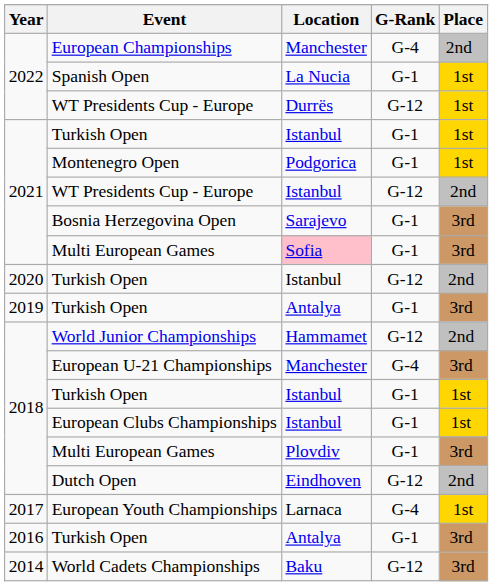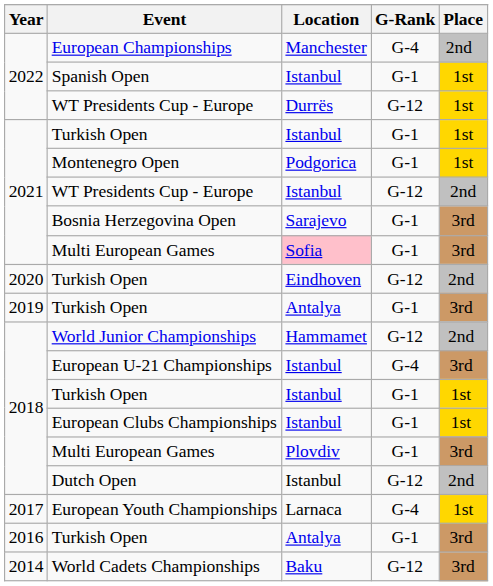(318, 76) La Nucia -> (314, 76) Istanbul
(314, 278) Istanbul -> (323, 278) Eindhoven
(326, 364) Manchester -> (314, 364) Istanbul
(323, 480) Eindhoven -> (314, 480) Istanbul
